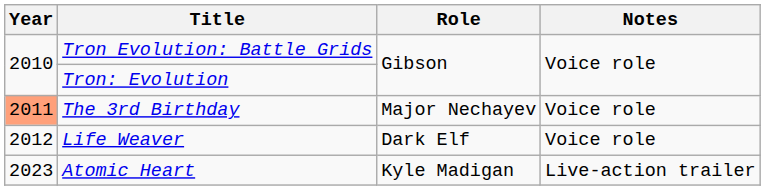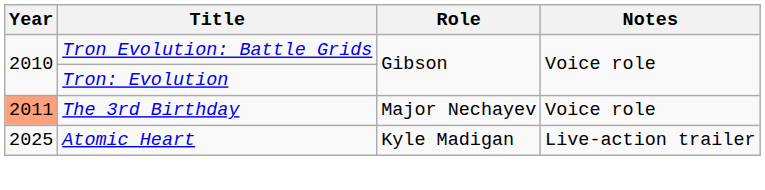- row: (123, 140)
(31, 170) 2023 -> (31, 140) 2025
